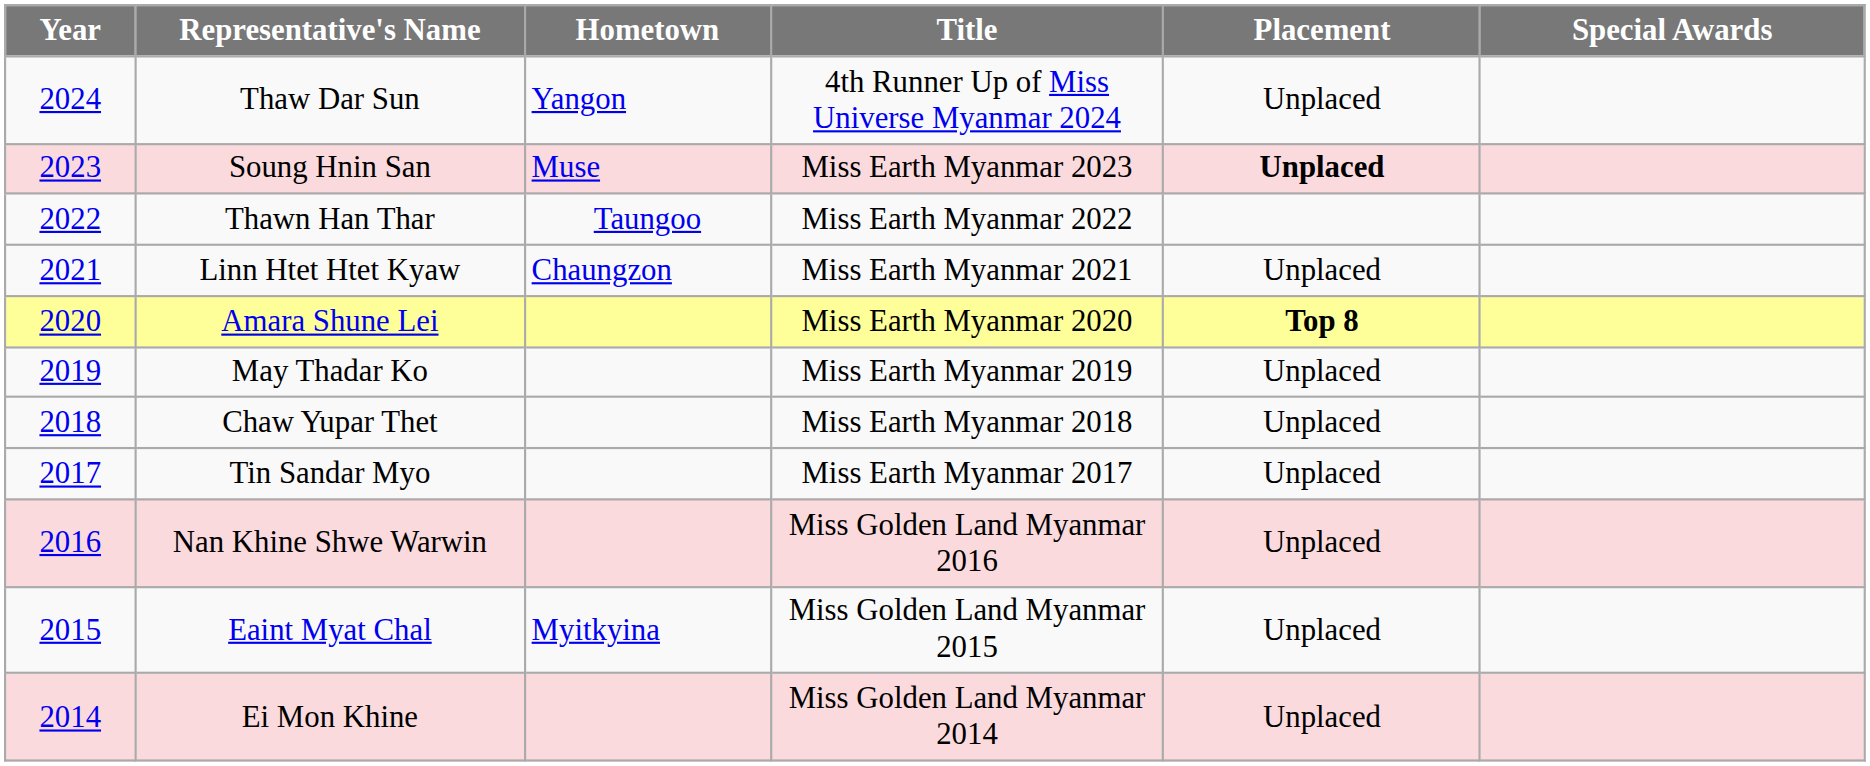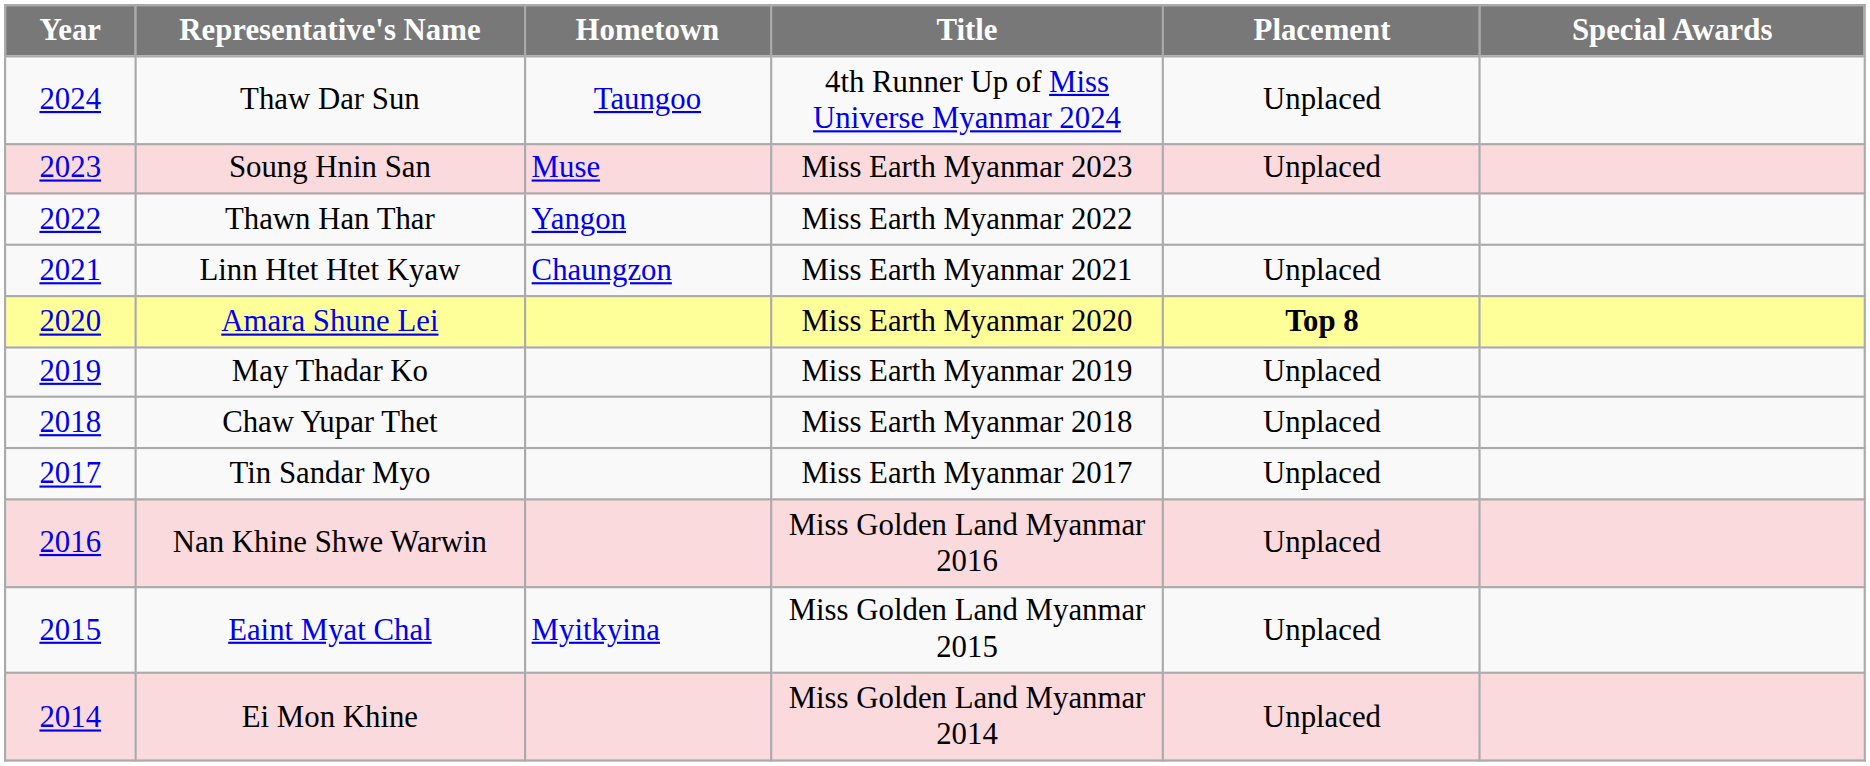(579, 99) Yangon -> (647, 99) Taungoo
(1322, 168) bold -> (1322, 168) normal
(647, 219) Taungoo -> (579, 219) Yangon
